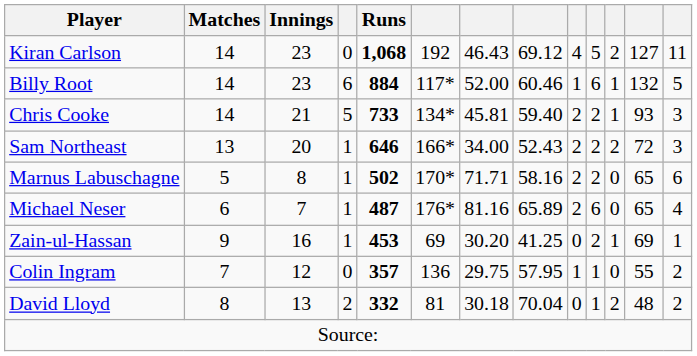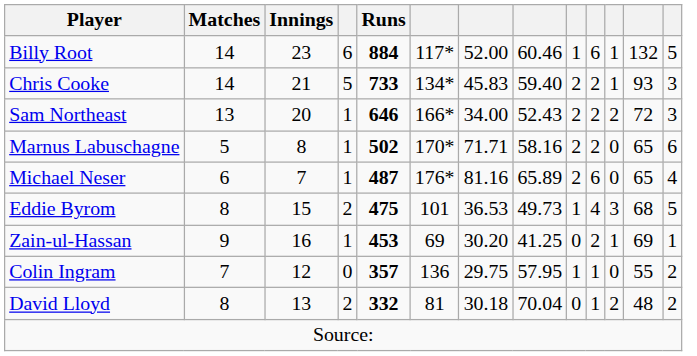- row: (65, 51)
(486, 114) 45.81 -> (486, 83) 45.83
+ row: (62, 209)
